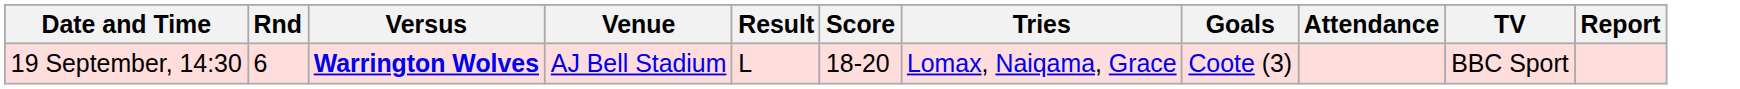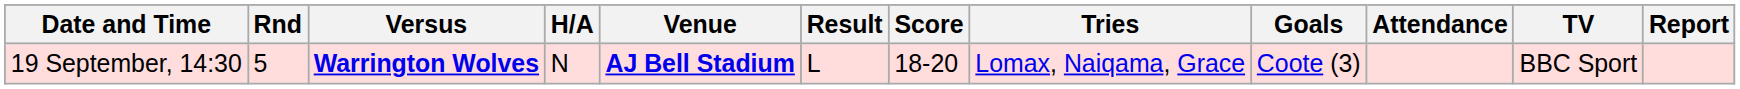+ column: (572, 24)
(260, 63) 6 -> (260, 63) 5
(639, 63) normal -> (700, 63) bold
